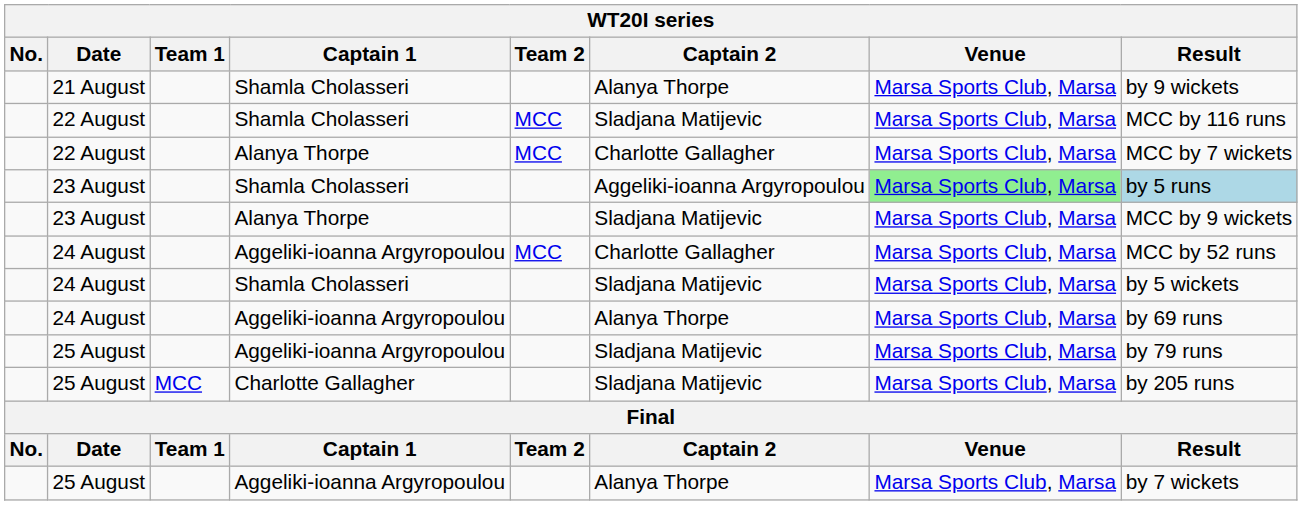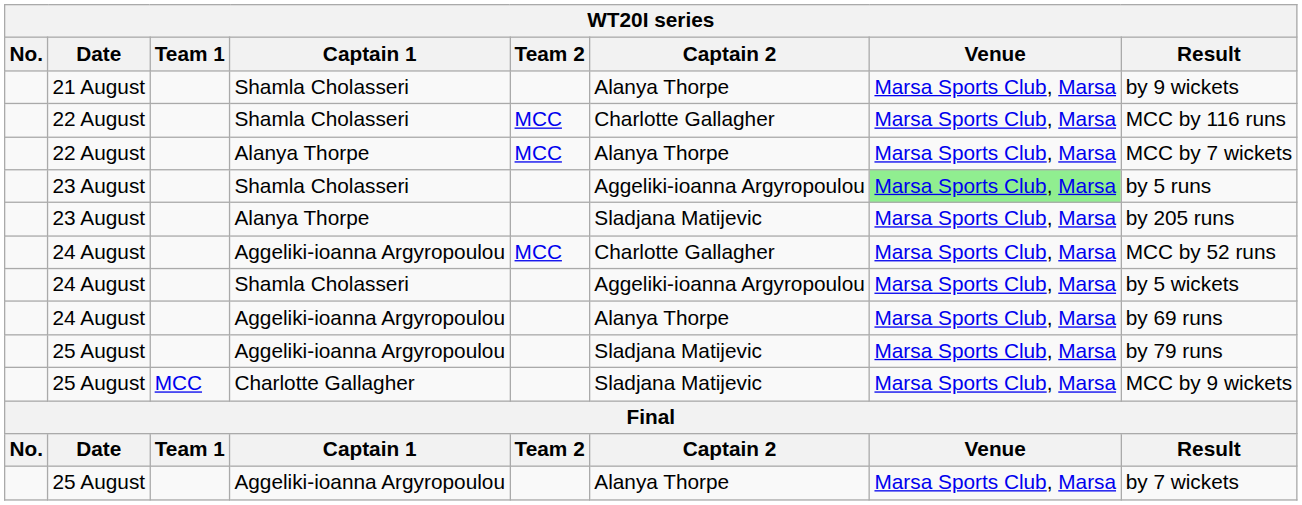(678, 119) Sladjana Matijevic -> (684, 119) Charlotte Gallagher
(684, 152) Charlotte Gallagher -> (662, 152) Alanya Thorpe
(1168, 185) lightblue background -> (1168, 185) no background
(1209, 218) MCC by 9 wickets -> (1180, 218) by 205 runs
(678, 284) Sladjana Matijevic -> (730, 284) Aggeliki-ioanna Argyropoulou
(1180, 383) by 205 runs -> (1209, 383) MCC by 9 wickets
